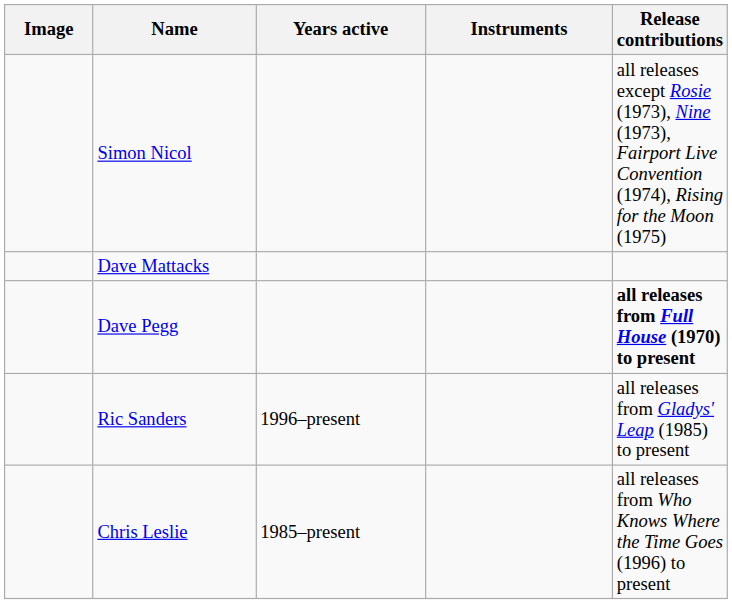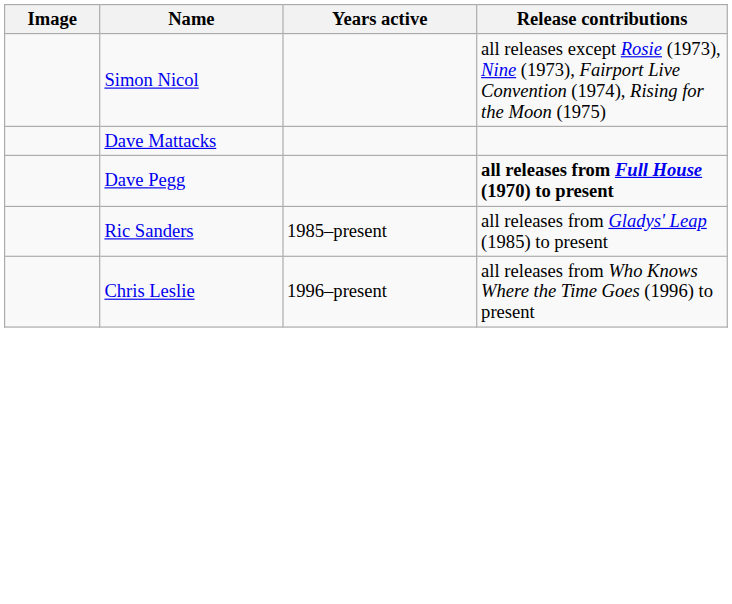- column: (519, 29)
(310, 418) 1996–present -> (337, 230) 1985–present
(310, 531) 1985–present -> (337, 291) 1996–present
